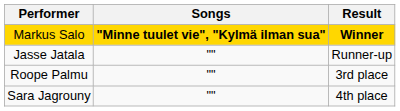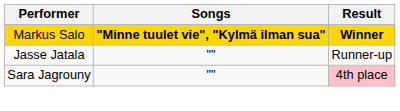- row: (49, 75)
(362, 95) no background -> (362, 75) pink background
